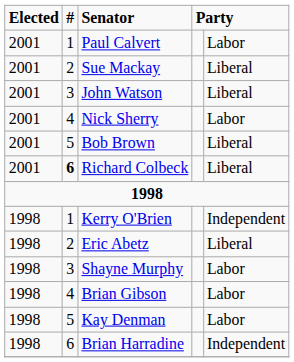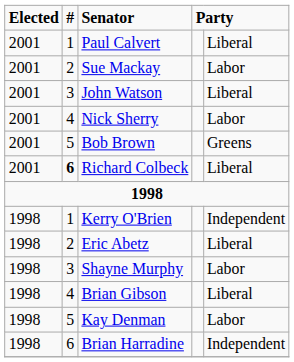(226, 43) Labor -> (230, 43) Liberal
(230, 68) Liberal -> (226, 68) Labor
(230, 143) Liberal -> (229, 143) Greens
(226, 294) Labor -> (230, 294) Liberal
